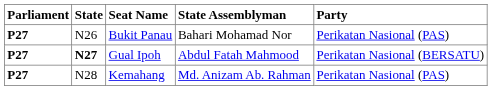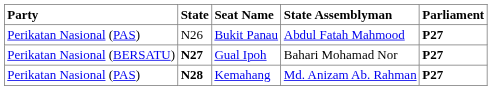columns swapped: (38, 14) <-> (332, 14)
(235, 34) Bahari Mohamad Nor -> (344, 34) Abdul Fatah Mahmood
(238, 55) Abdul Fatah Mahmood -> (341, 55) Bahari Mohamad Nor
(86, 75) normal -> (192, 75) bold
